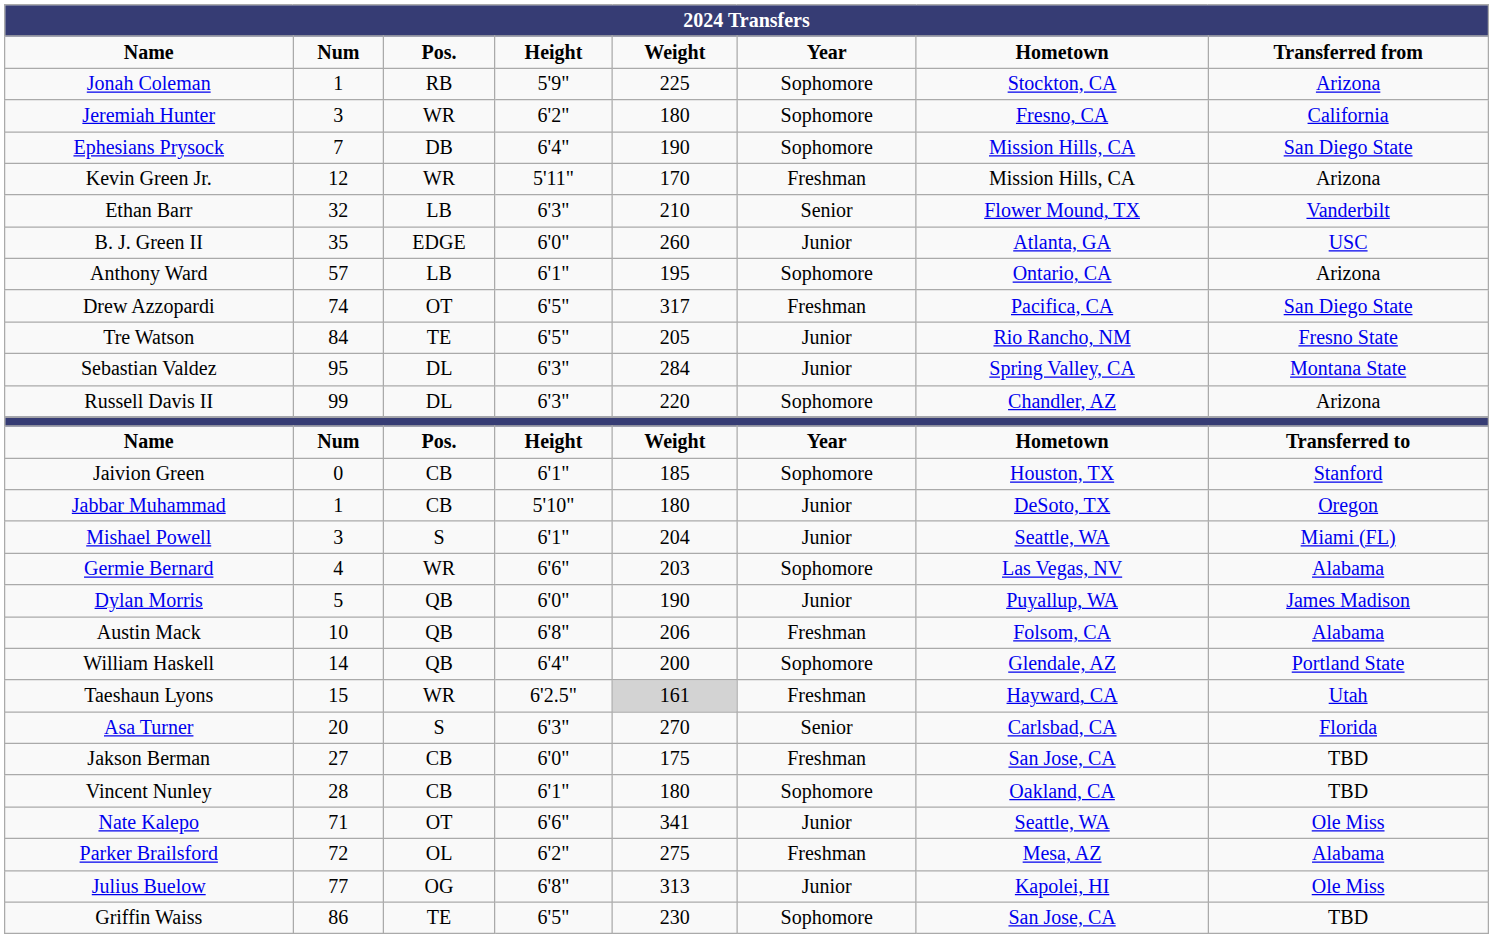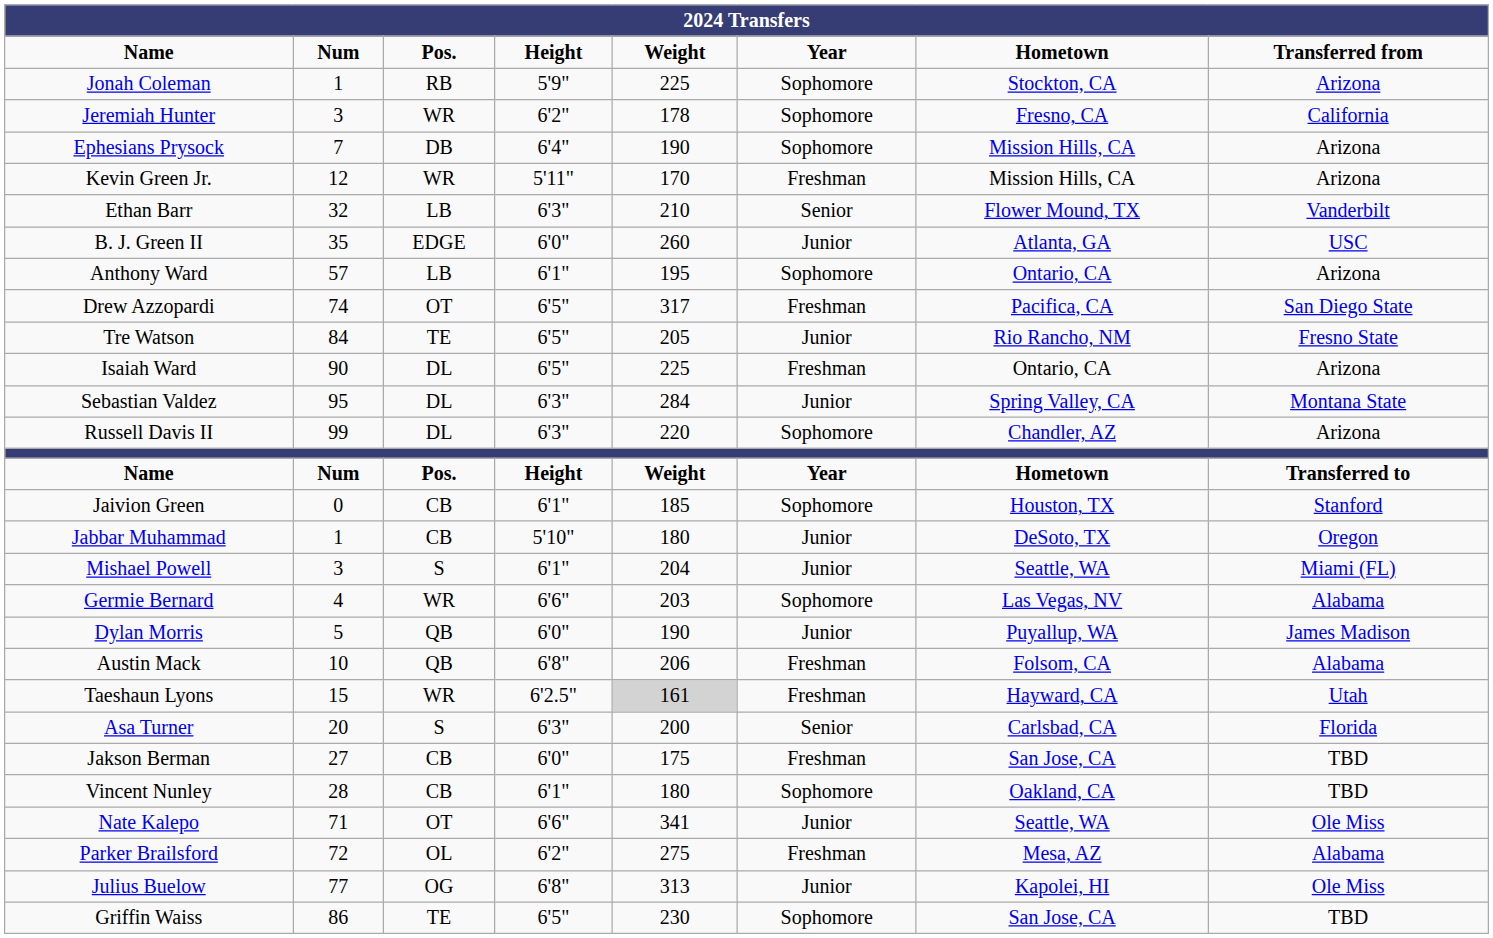(675, 115) 180 -> (675, 115) 178
(1348, 147) San Diego State -> (1348, 147) Arizona
+ row: (149, 369)
- row: (149, 663)
(675, 727) 270 -> (675, 727) 200
